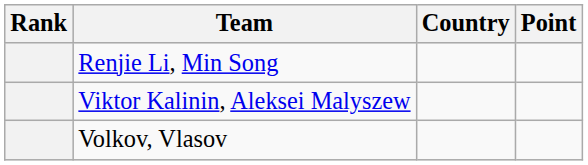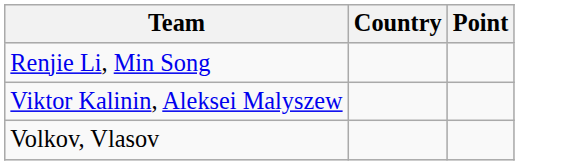- column: (39, 23)
